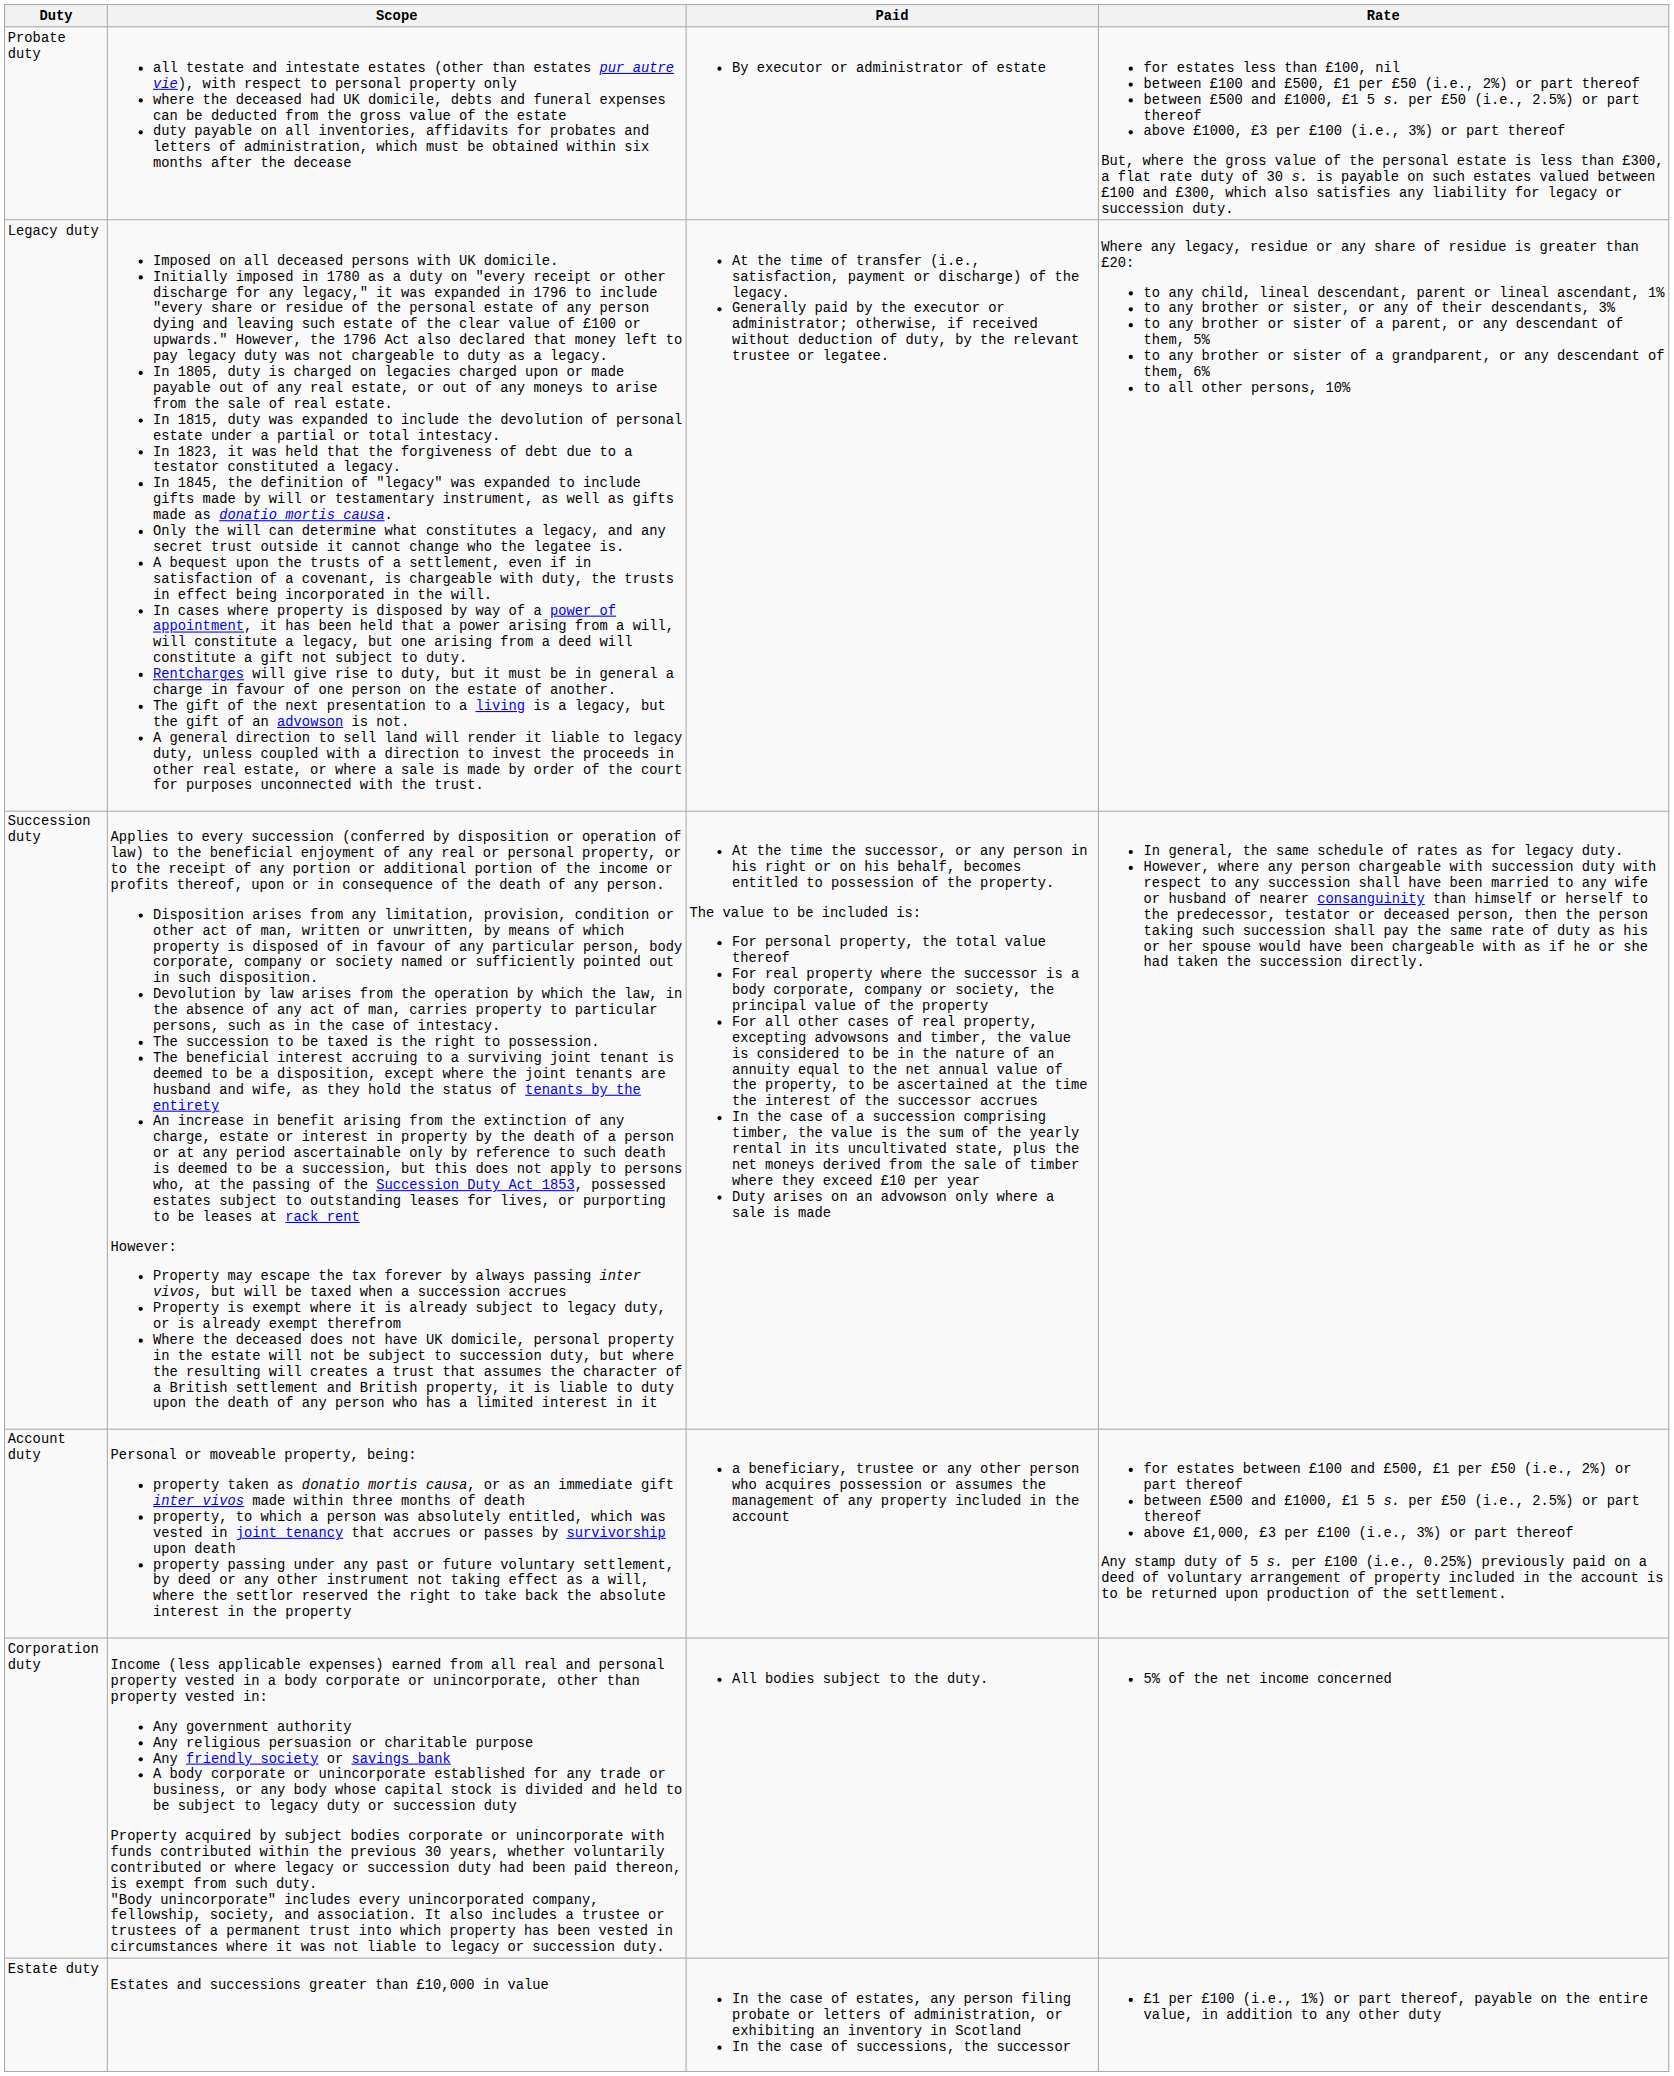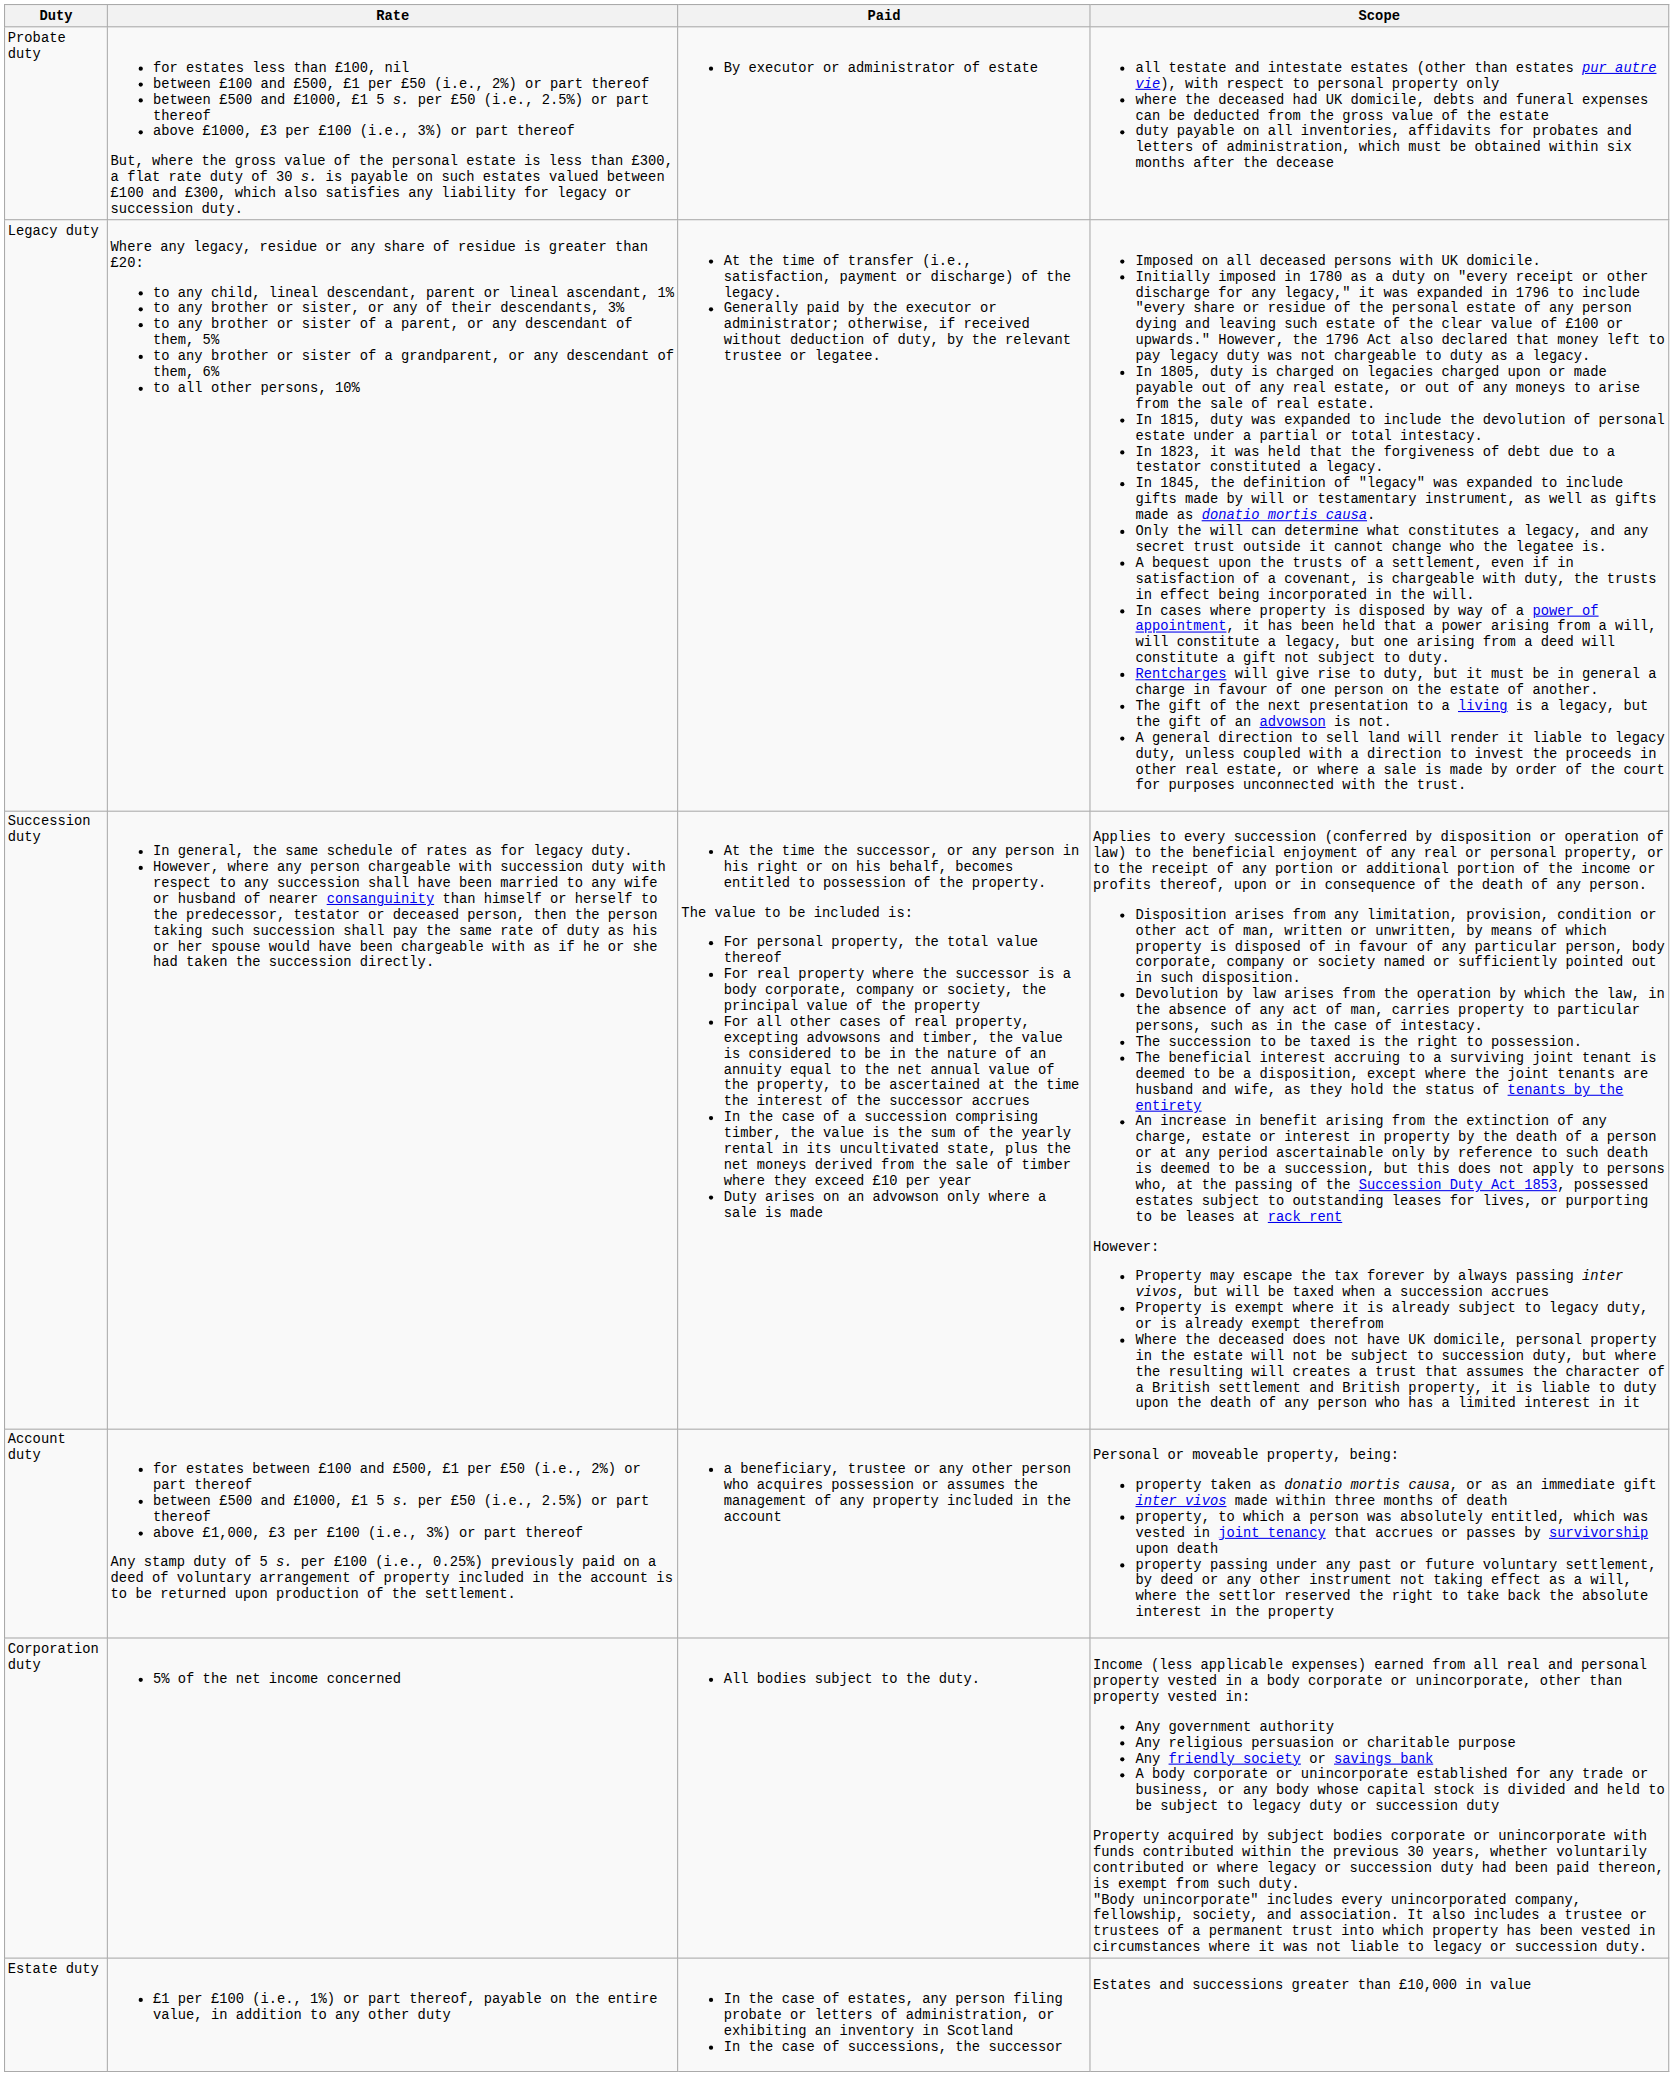columns swapped: (397, 16) <-> (1383, 16)
